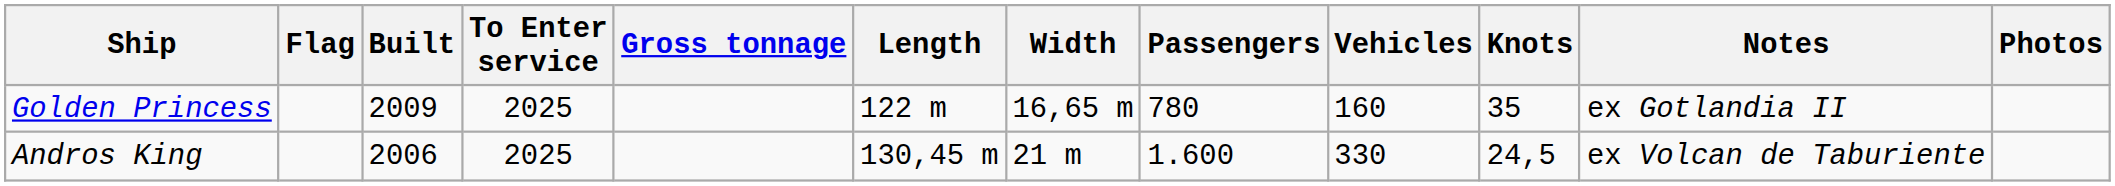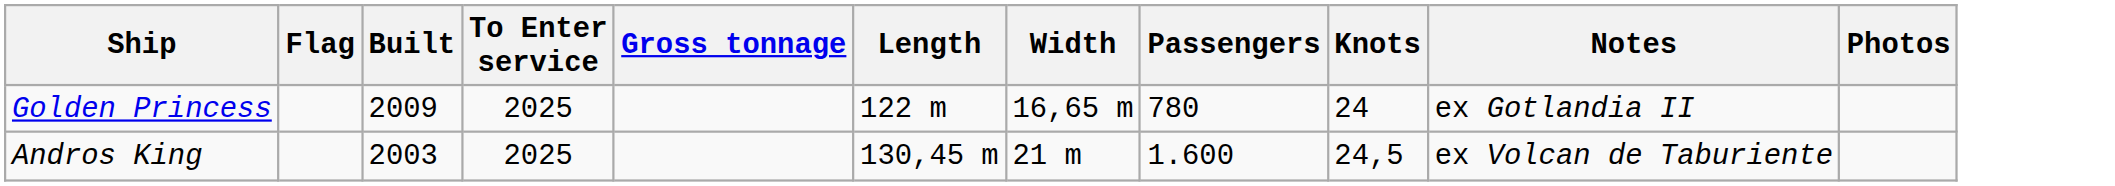- column: (1404, 45)
(1504, 109) 35 -> (1352, 109) 24
(403, 156) 2006 -> (403, 156) 2003
